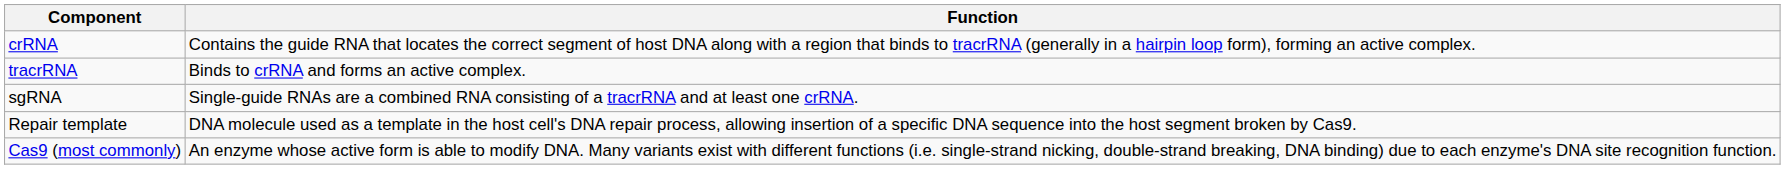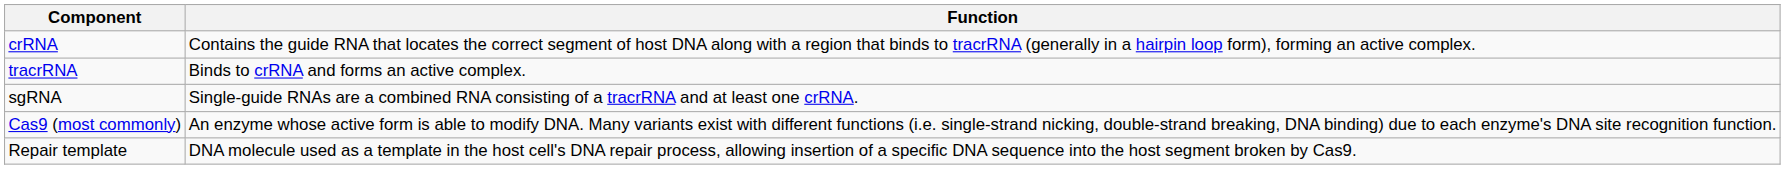rows swapped: (95, 151) <-> (68, 124)
